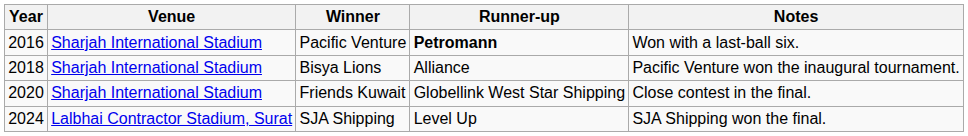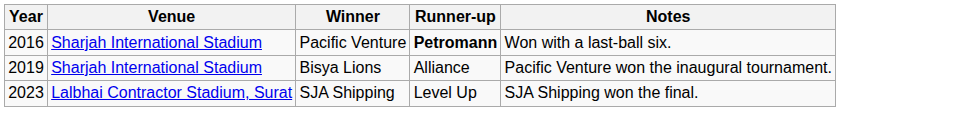(26, 67) 2018 -> (26, 67) 2019
- row: (352, 93)
(26, 118) 2024 -> (26, 93) 2023
